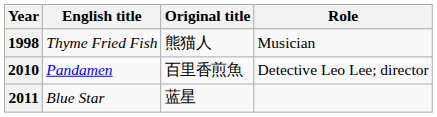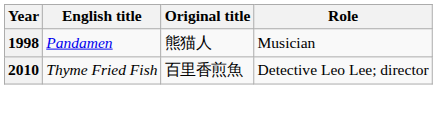(102, 42) Thyme Fried Fish -> (79, 42) Pandamen
(79, 70) Pandamen -> (102, 70) Thyme Fried Fish
- row: (24, 97)
